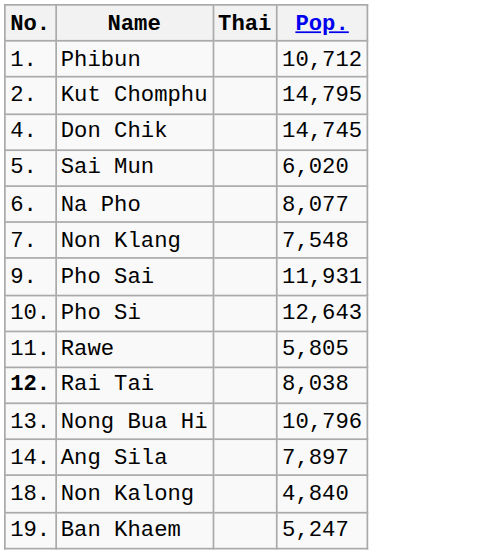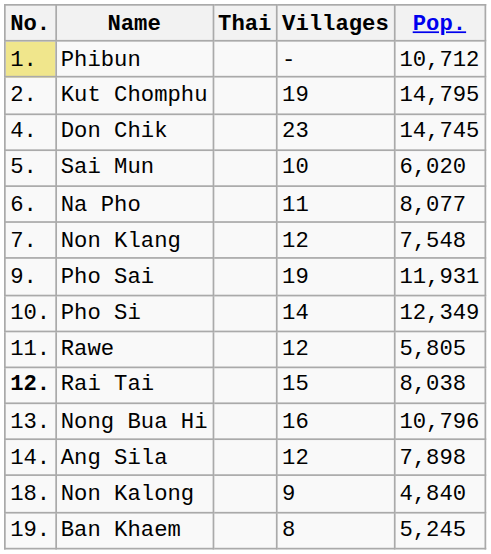+ column: (335, 23)
(23, 59) no background -> (23, 59) khaki background
(322, 313) 12,643 -> (439, 313) 12,349
(315, 458) 7,897 -> (433, 458) 7,898
(315, 530) 5,247 -> (433, 530) 5,245
